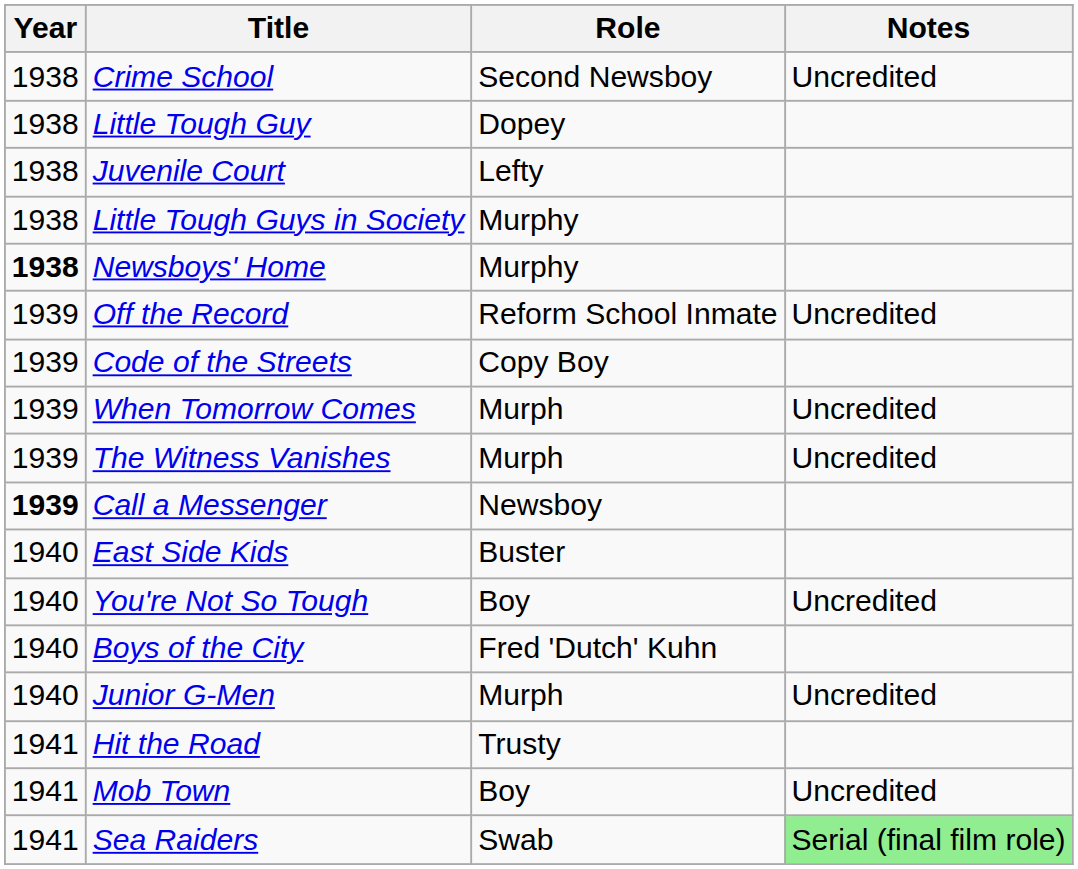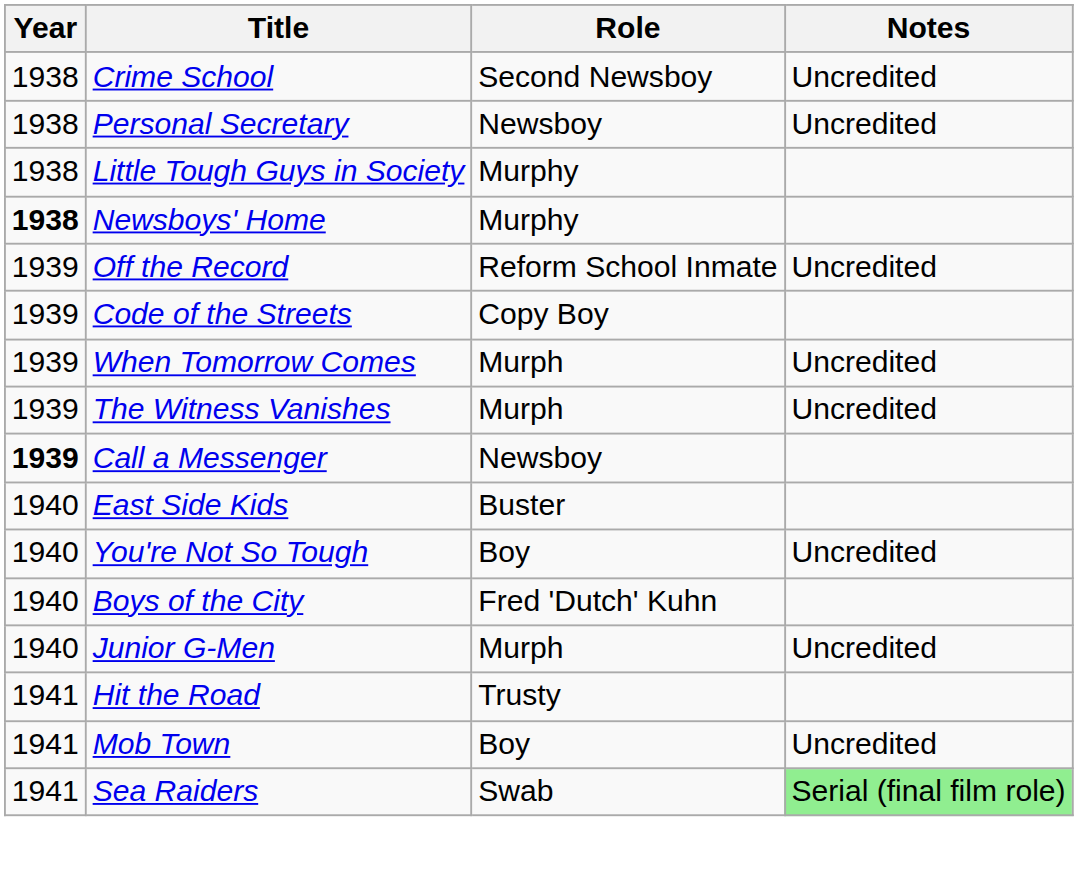- row: (202, 123)
+ row: (221, 123)
- row: (189, 171)
